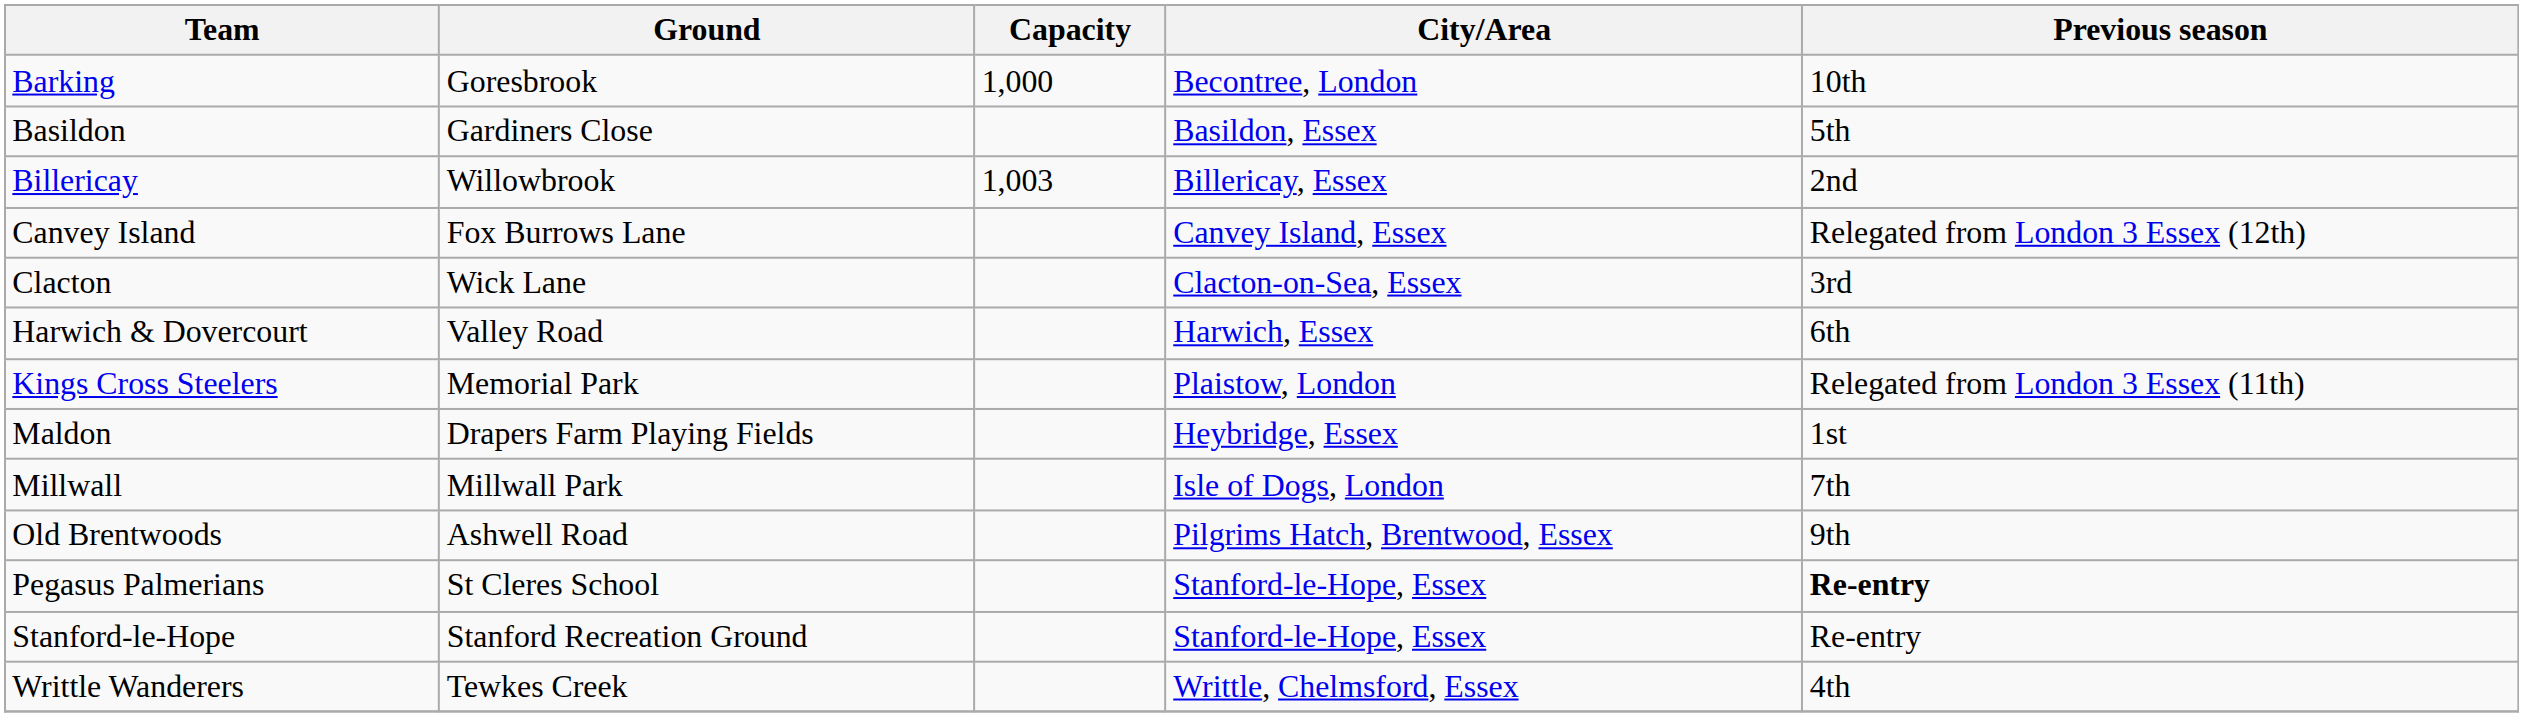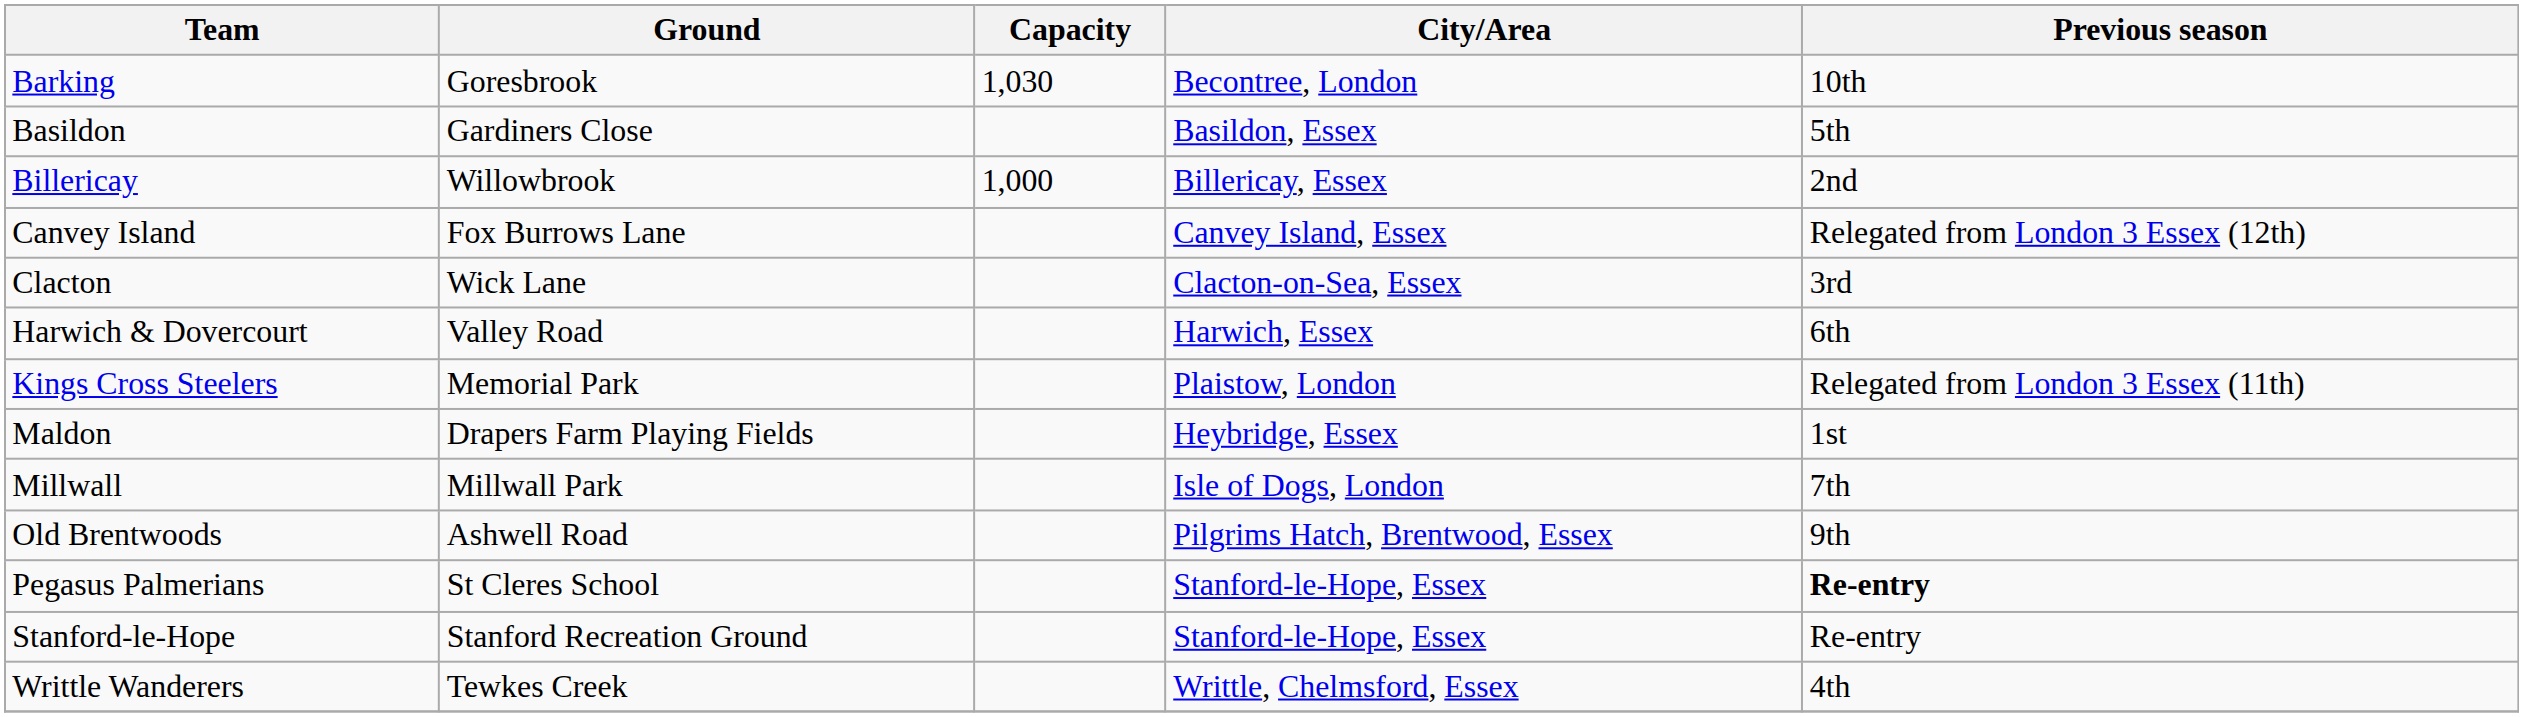(1017, 80) 1,000 -> (1017, 80) 1,030
(1017, 181) 1,003 -> (1017, 181) 1,000
